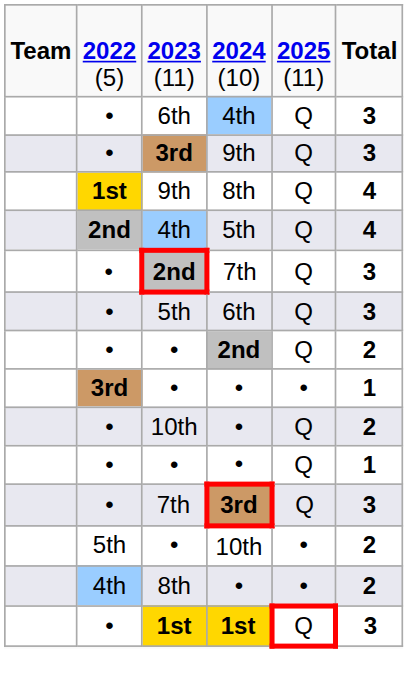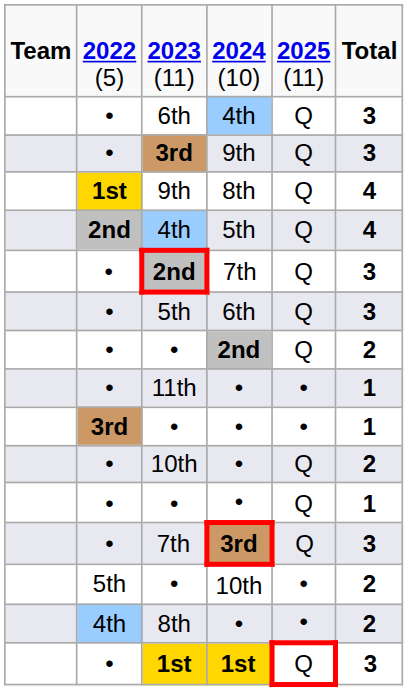+ row: (174, 388)
